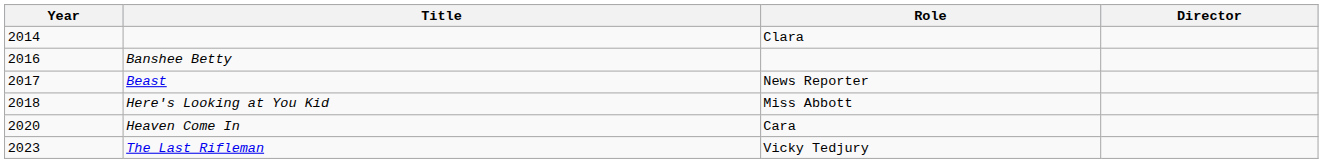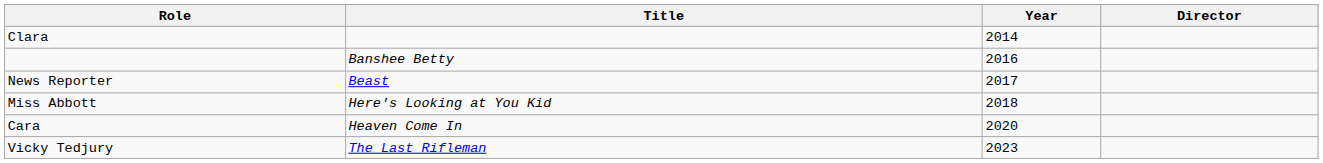columns swapped: (64, 16) <-> (930, 16)
